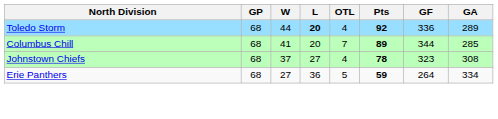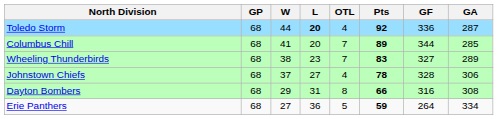(470, 28) 289 -> (470, 28) 287
+ row: (58, 59)
(426, 59) 323 -> (426, 75) 328
(470, 59) 308 -> (470, 75) 306
+ row: (44, 91)
